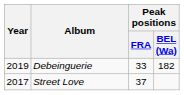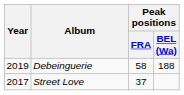(141, 66) 33 -> (141, 66) 58
(166, 66) 182 -> (166, 66) 188
